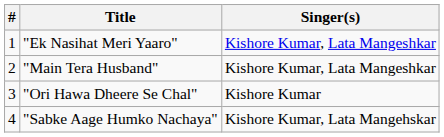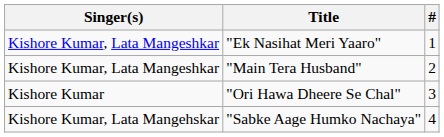columns swapped: (12, 17) <-> (330, 17)
